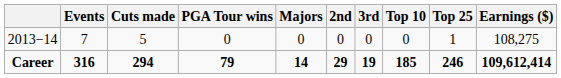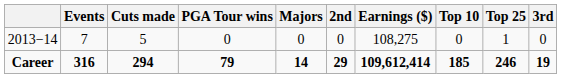columns swapped: (369, 16) <-> (516, 16)
